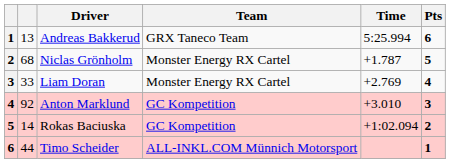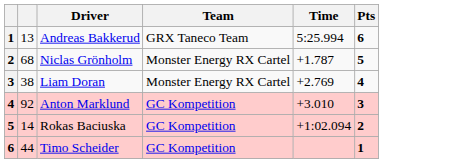(27, 81) 33 -> (27, 81) 38
(252, 148) ALL-INKL.COM Münnich Motorsport -> (191, 148) GC Kompetition
